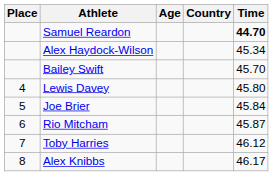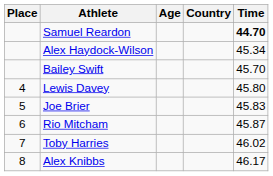(251, 106) 45.84 -> (251, 106) 45.83
(251, 143) 46.12 -> (251, 143) 46.02
